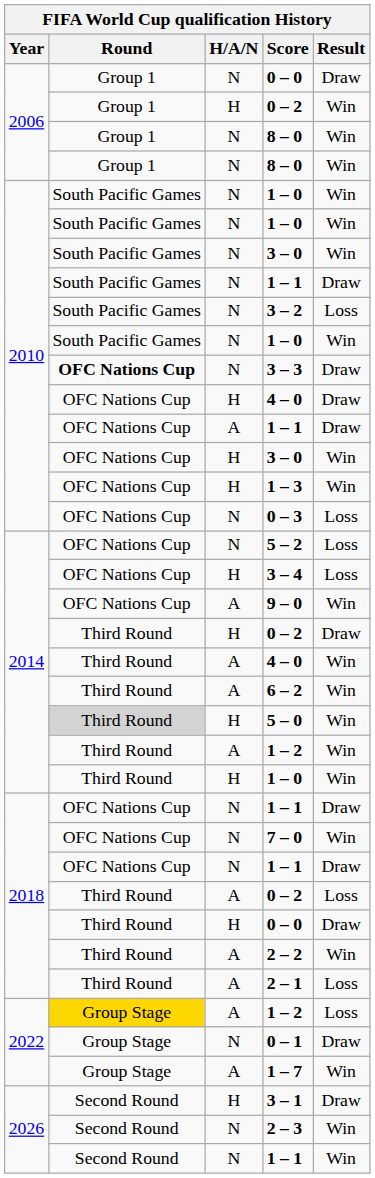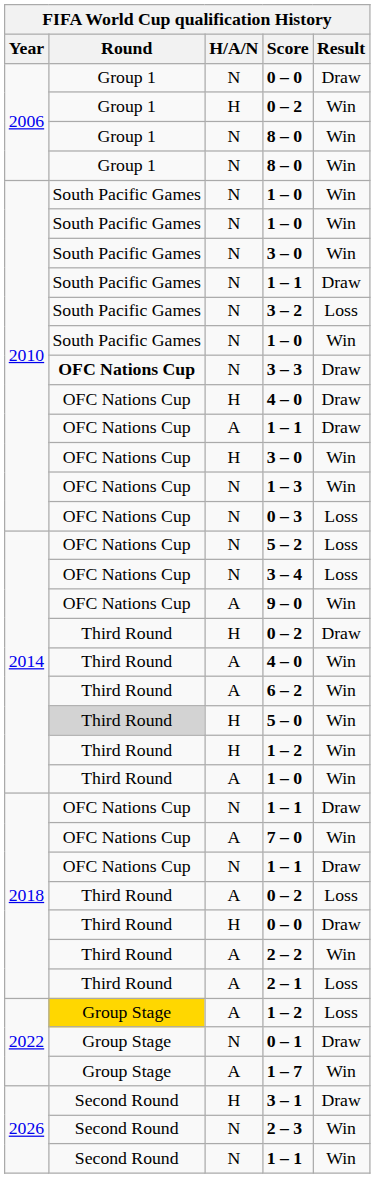(234, 486) H -> (234, 486) N
(234, 574) H -> (234, 574) N
(234, 749) A -> (234, 749) H
(234, 779) H -> (234, 779) A
(234, 837) N -> (234, 837) A
